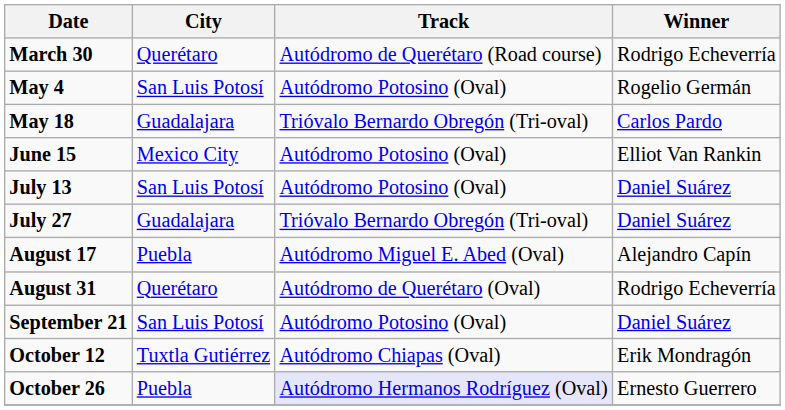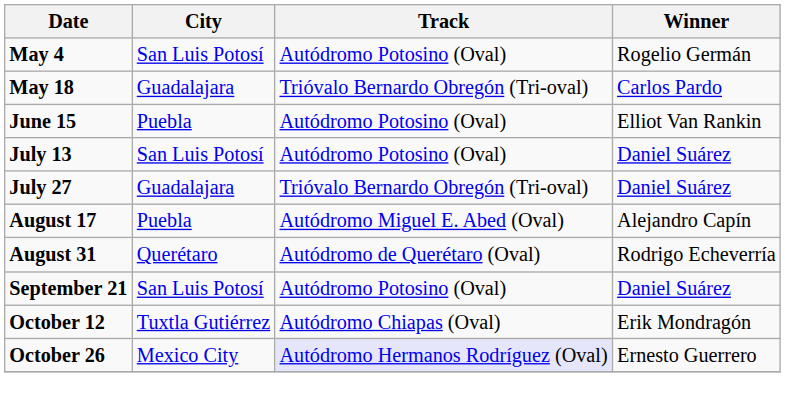- row: (51, 54)
(188, 154) Mexico City -> (164, 121) Puebla
(164, 388) Puebla -> (188, 354) Mexico City
